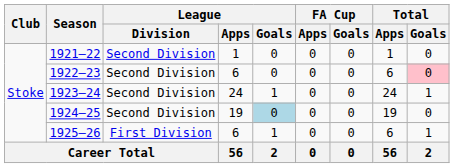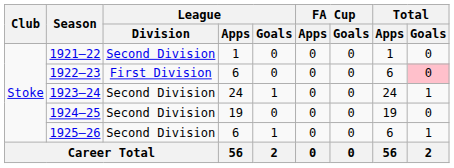(161, 73) Second Division -> (161, 73) First Division
(274, 113) lightblue background -> (274, 113) no background
(161, 133) First Division -> (161, 133) Second Division
